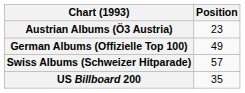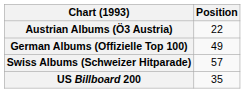(217, 29) 23 -> (217, 29) 22
